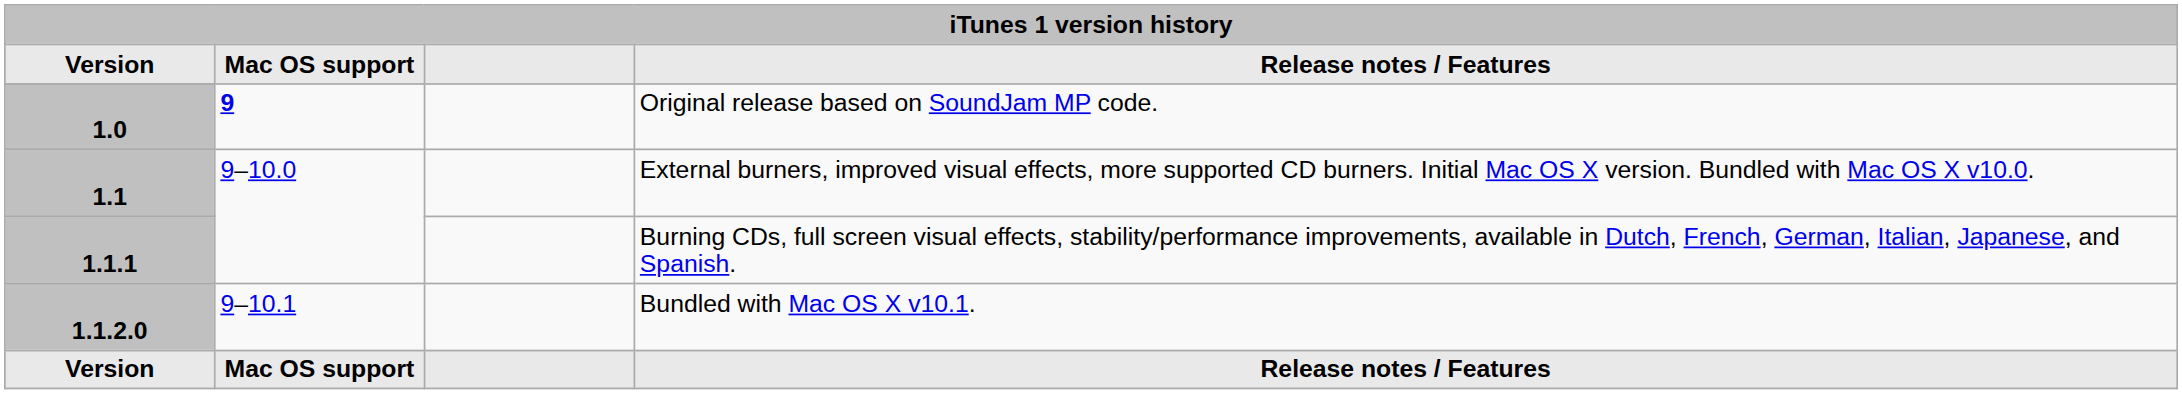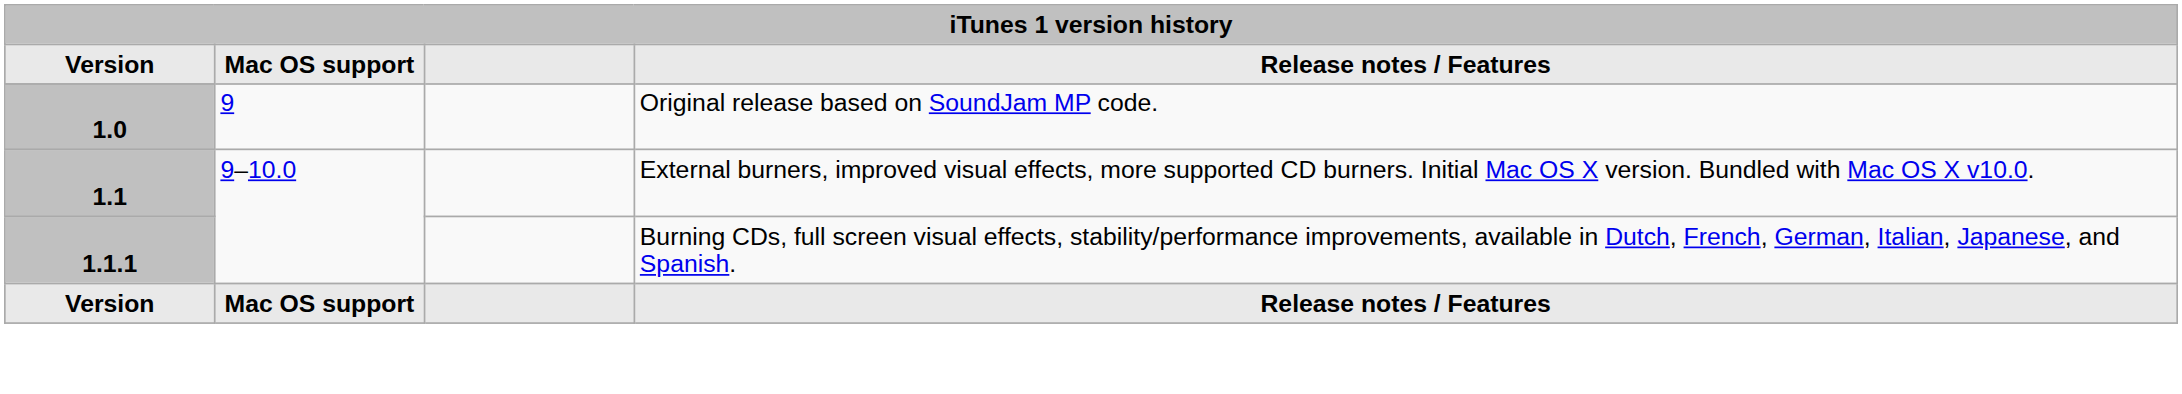(227, 103) bold -> (227, 103) normal
- row: (110, 331)
